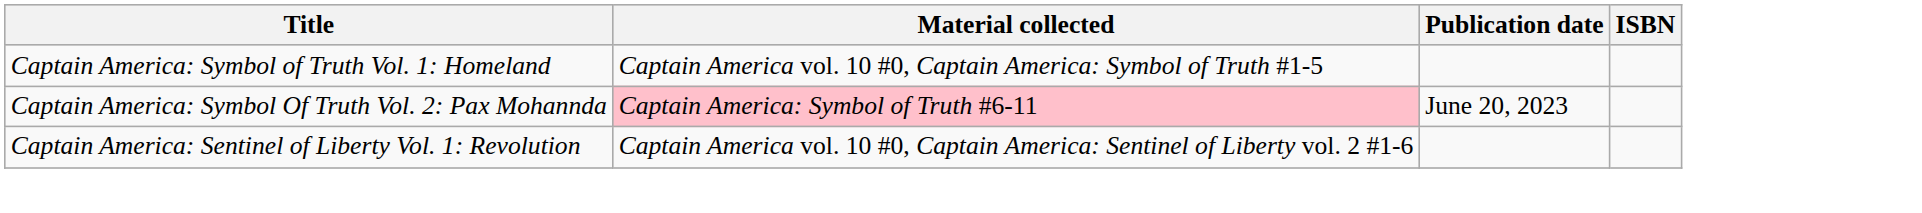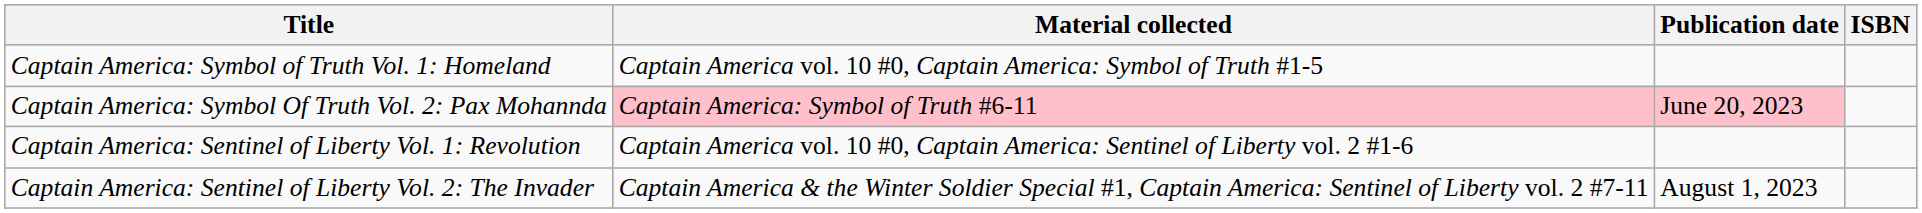(1497, 106) no background -> (1732, 106) pink background
+ row: (302, 187)
